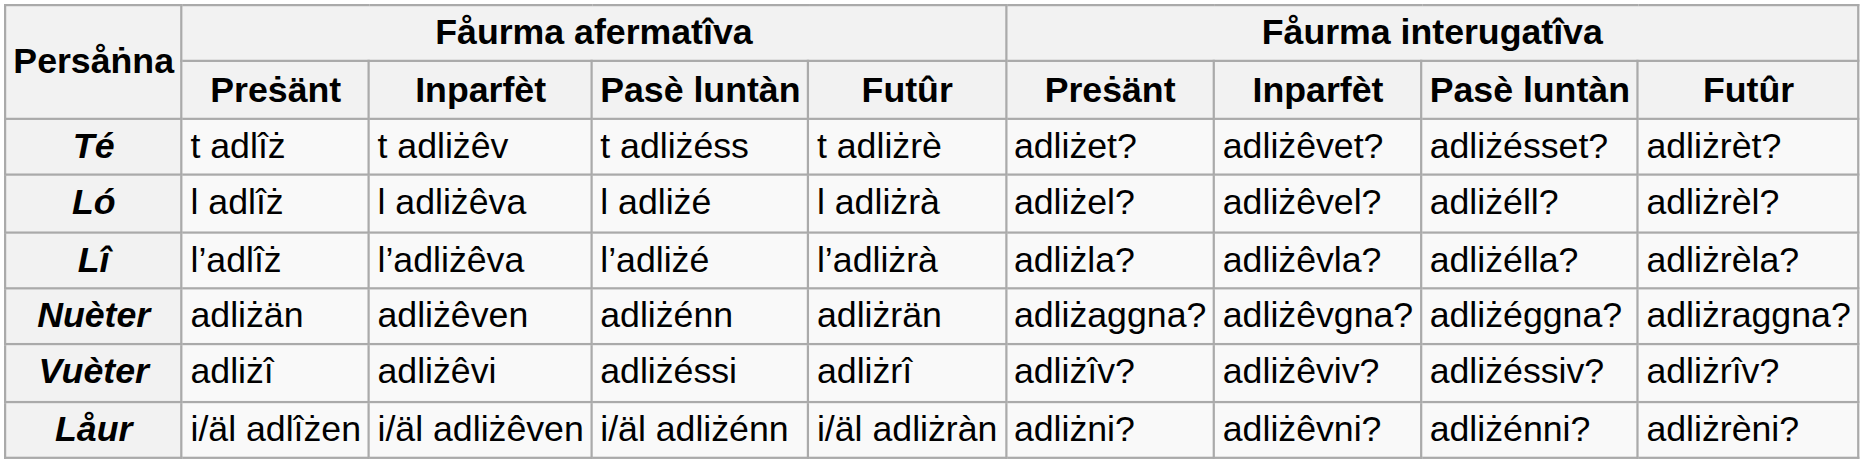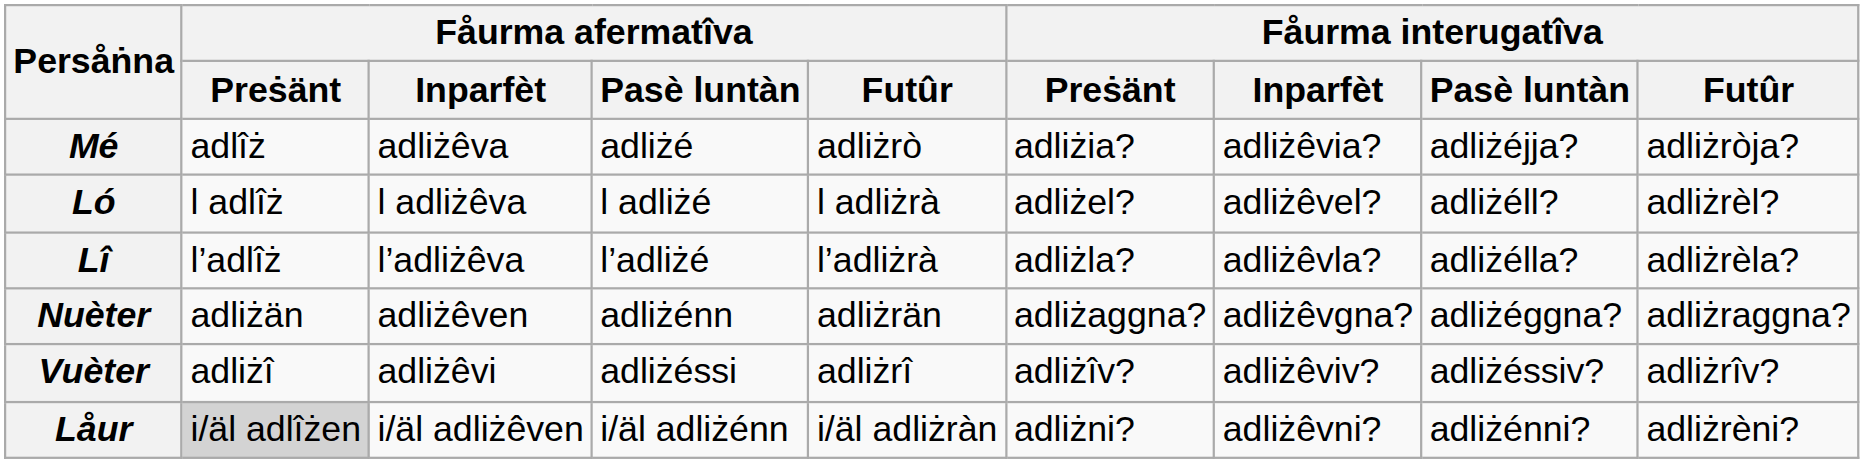+ row: (94, 145)
- row: (94, 145)
(276, 428) no background -> (276, 428) lightgrey background
